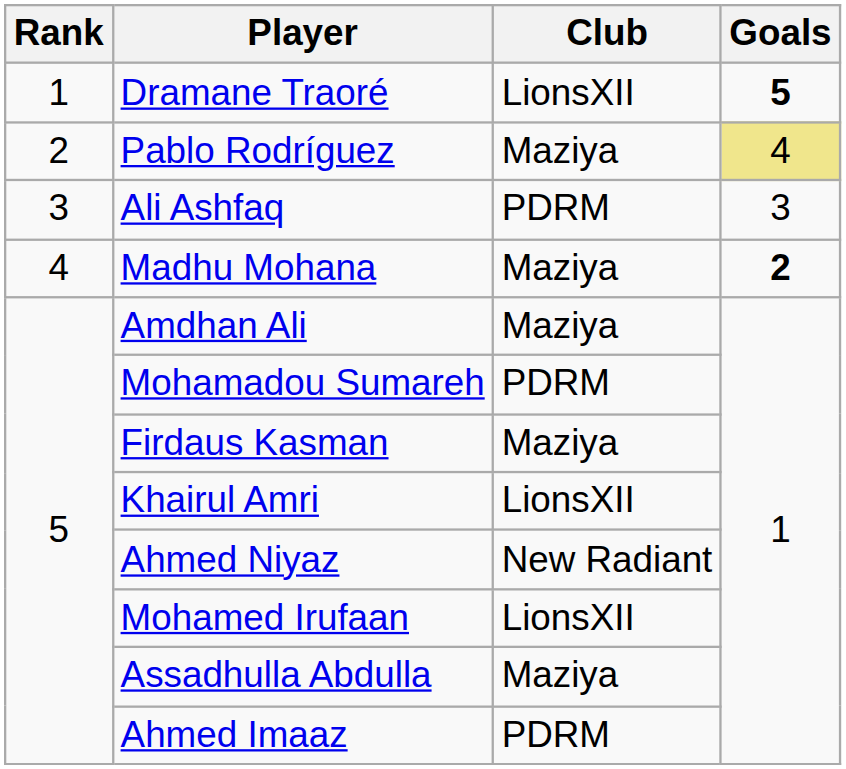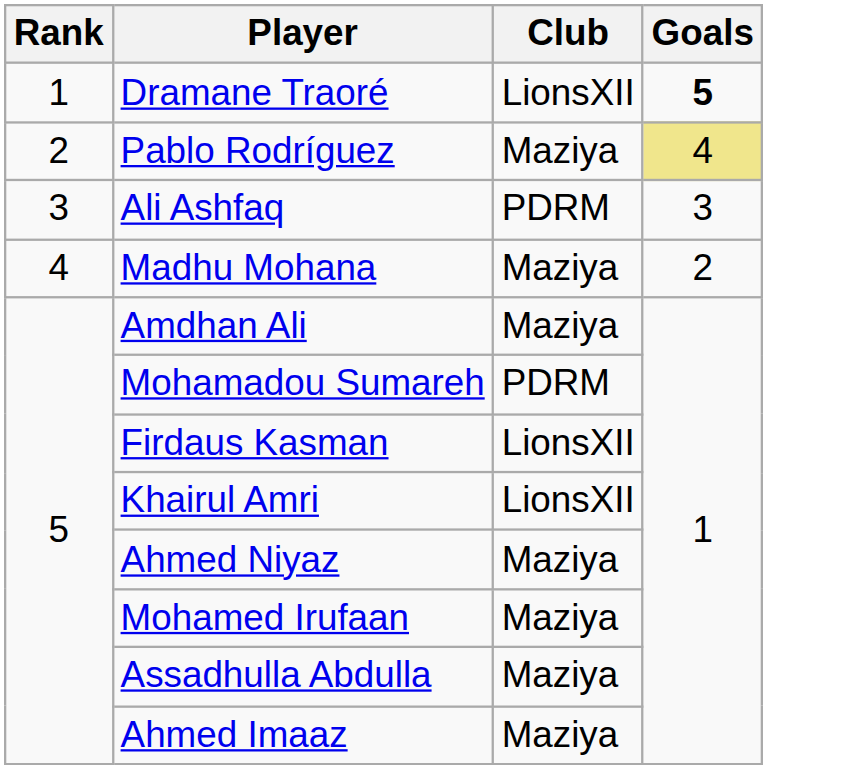(780, 267) bold -> (703, 267) normal
(560, 442) Maziya -> (568, 442) LionsXII
(607, 558) New Radiant -> (560, 558) Maziya
(568, 617) LionsXII -> (560, 617) Maziya
(556, 734) PDRM -> (560, 734) Maziya
